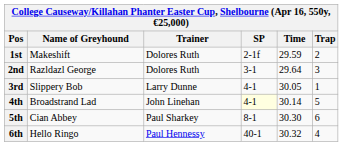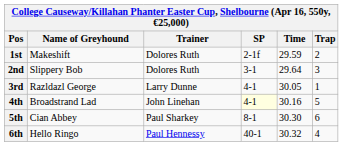(63, 70) Razldazl George -> (56, 70) Slippery Bob
(56, 86) Slippery Bob -> (63, 86) Razldazl George
(290, 102) 30.14 -> (290, 102) 30.16
